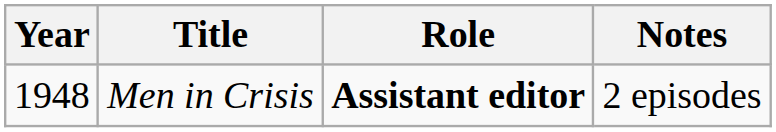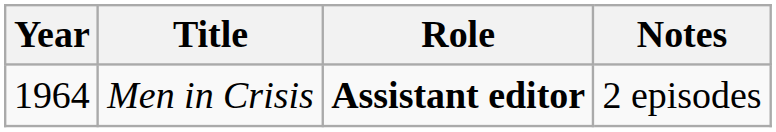(52, 94) 1948 -> (52, 94) 1964
